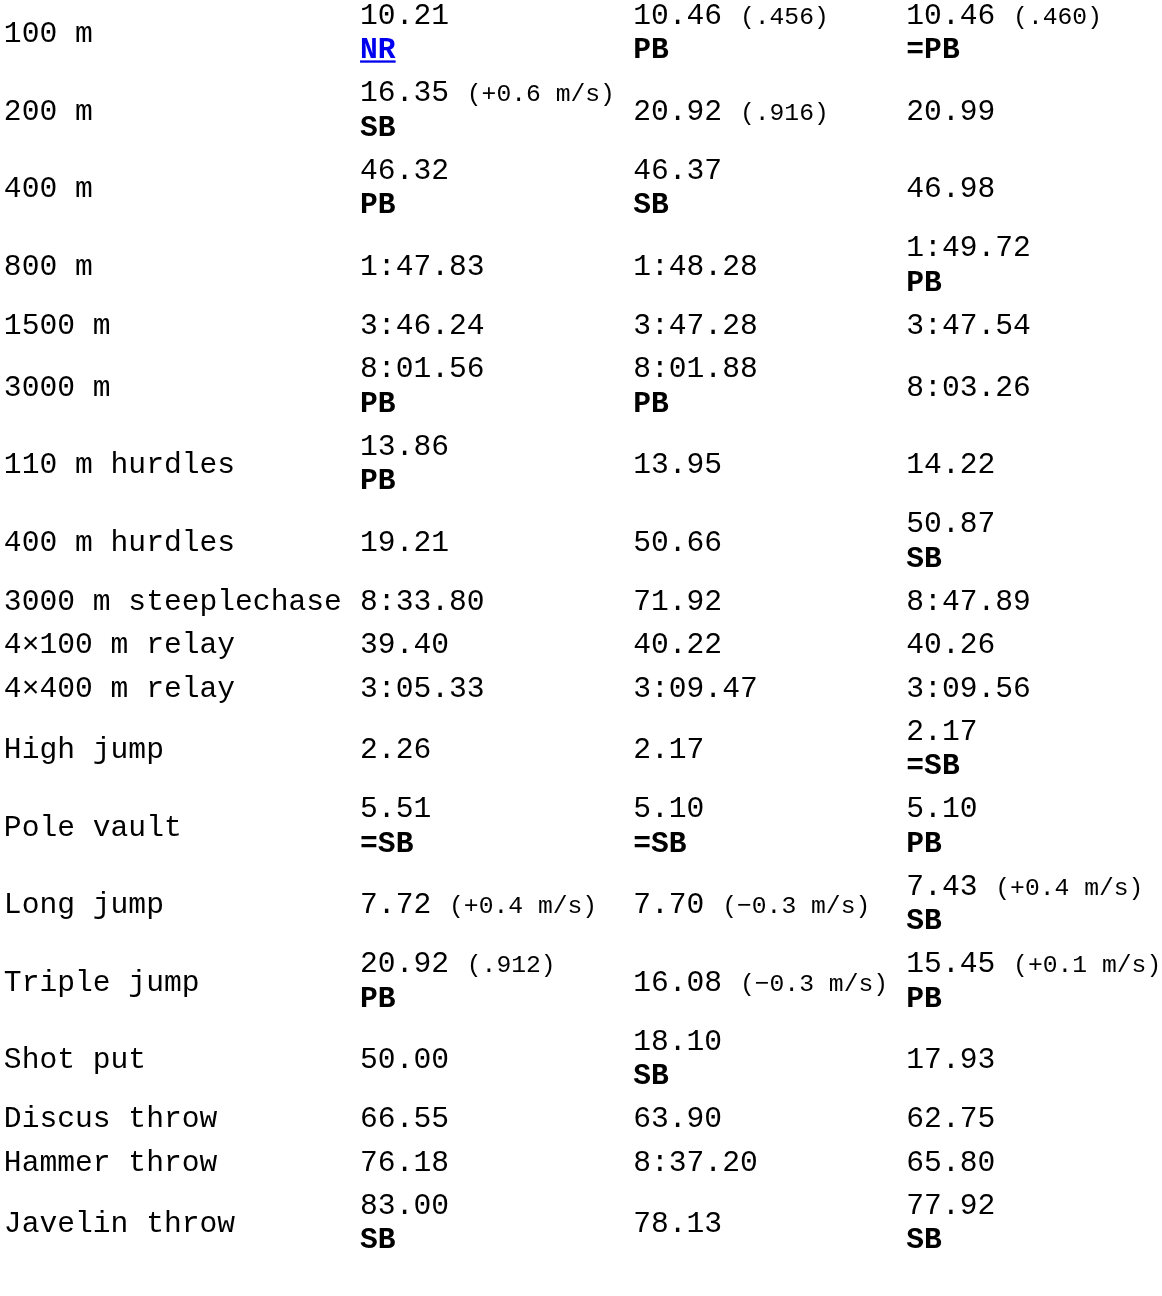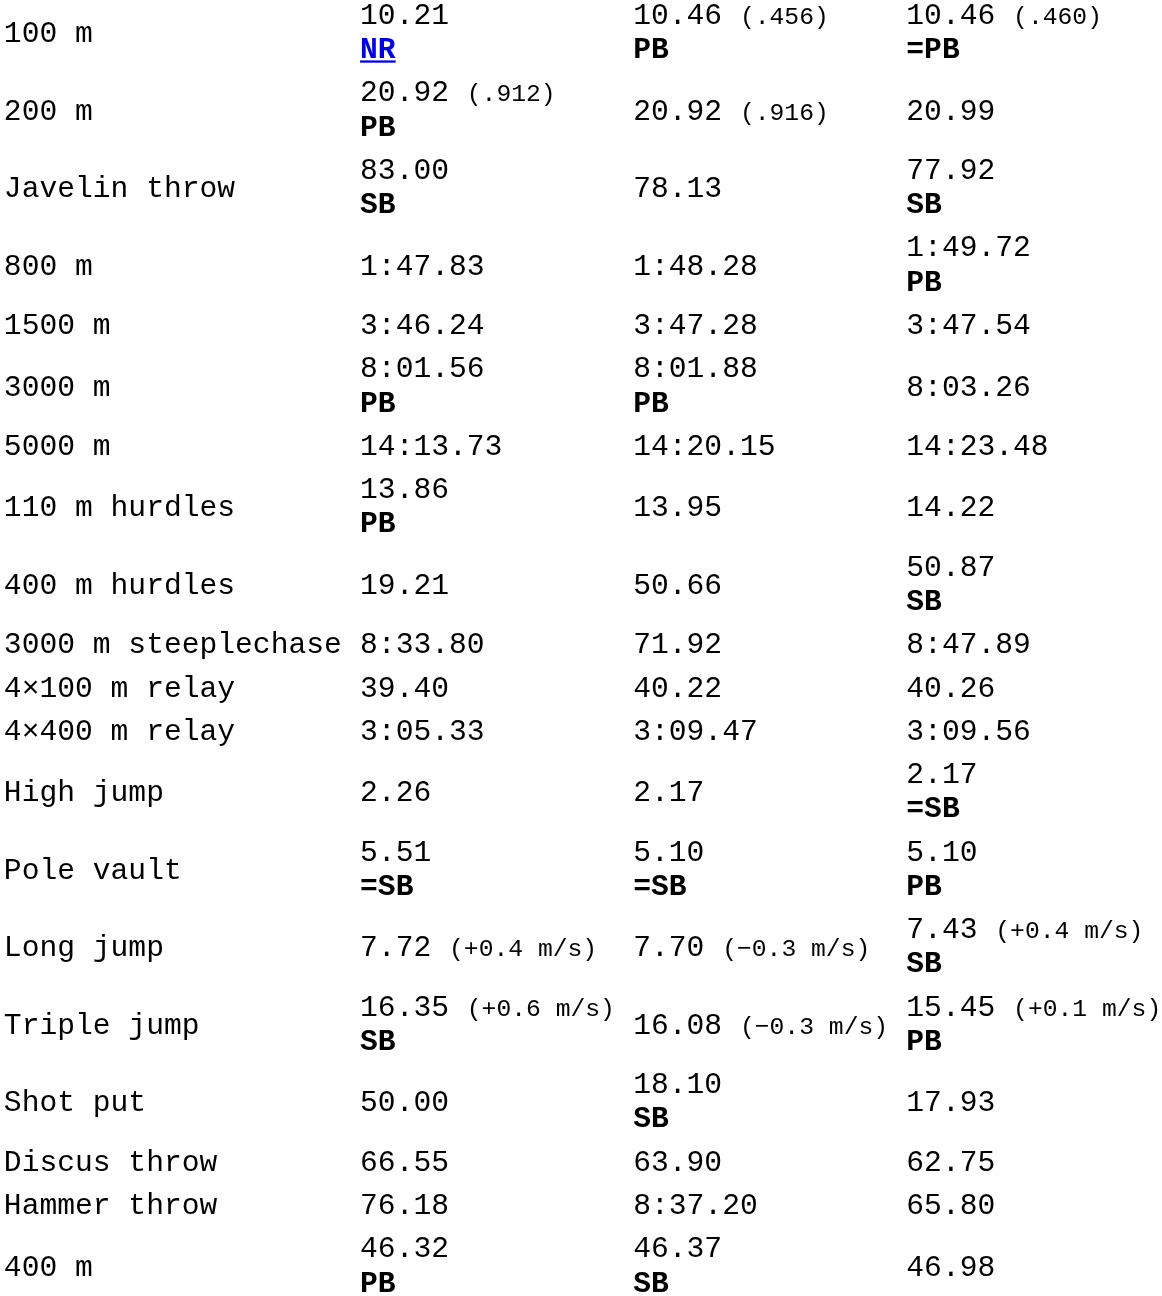(488, 111) 16.35 (+0.6 m/s) SB -> (458, 111) 20.92 (.912) PB
rows swapped: (48, 188) <-> (119, 1223)
+ row: (57, 447)
(458, 982) 20.92 (.912) PB -> (488, 1025) 16.35 (+0.6 m/s) SB
